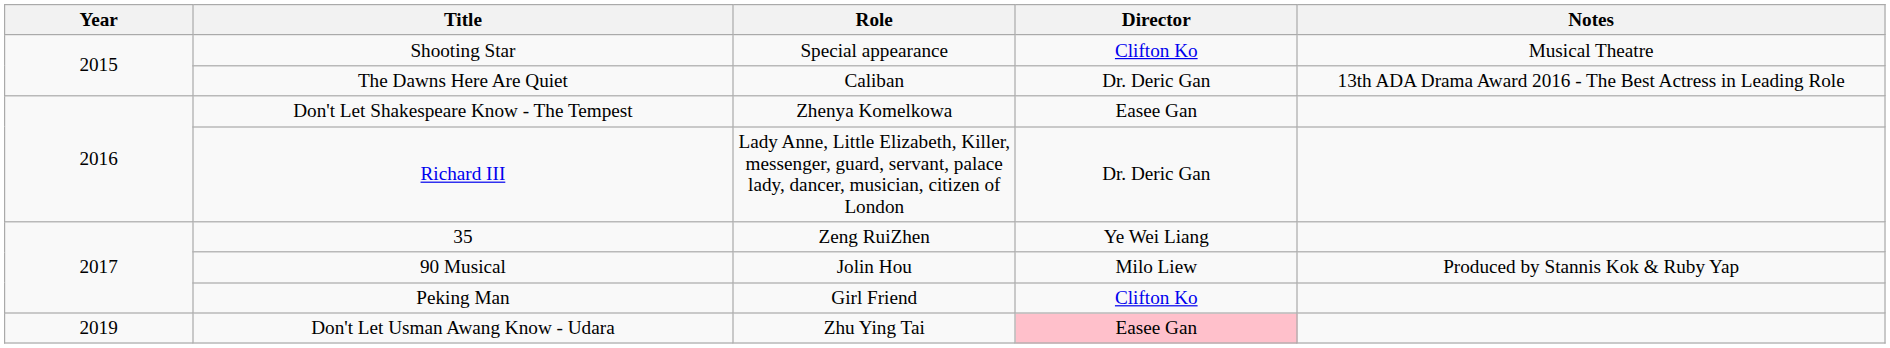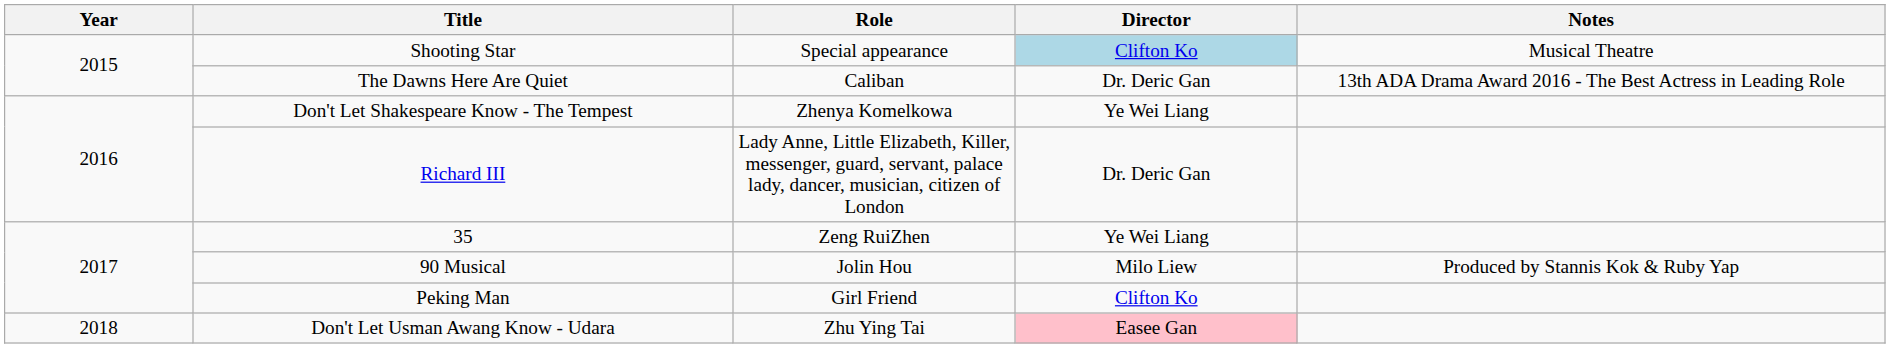(1156, 50) no background -> (1156, 50) lightblue background
(1156, 111) Easee Gan -> (1156, 111) Ye Wei Liang
(99, 328) 2019 -> (99, 328) 2018
